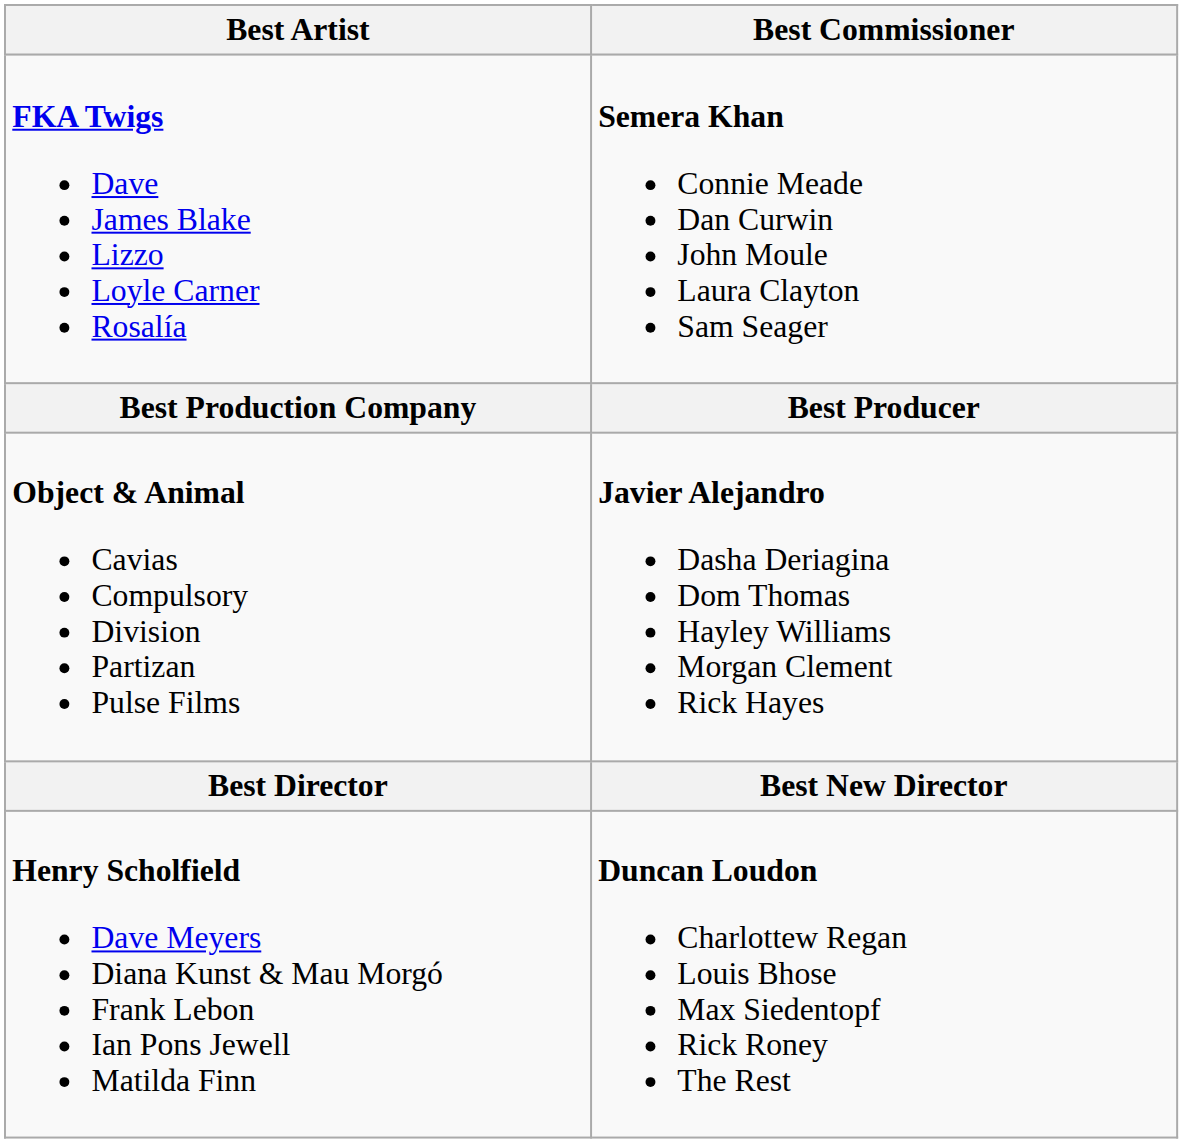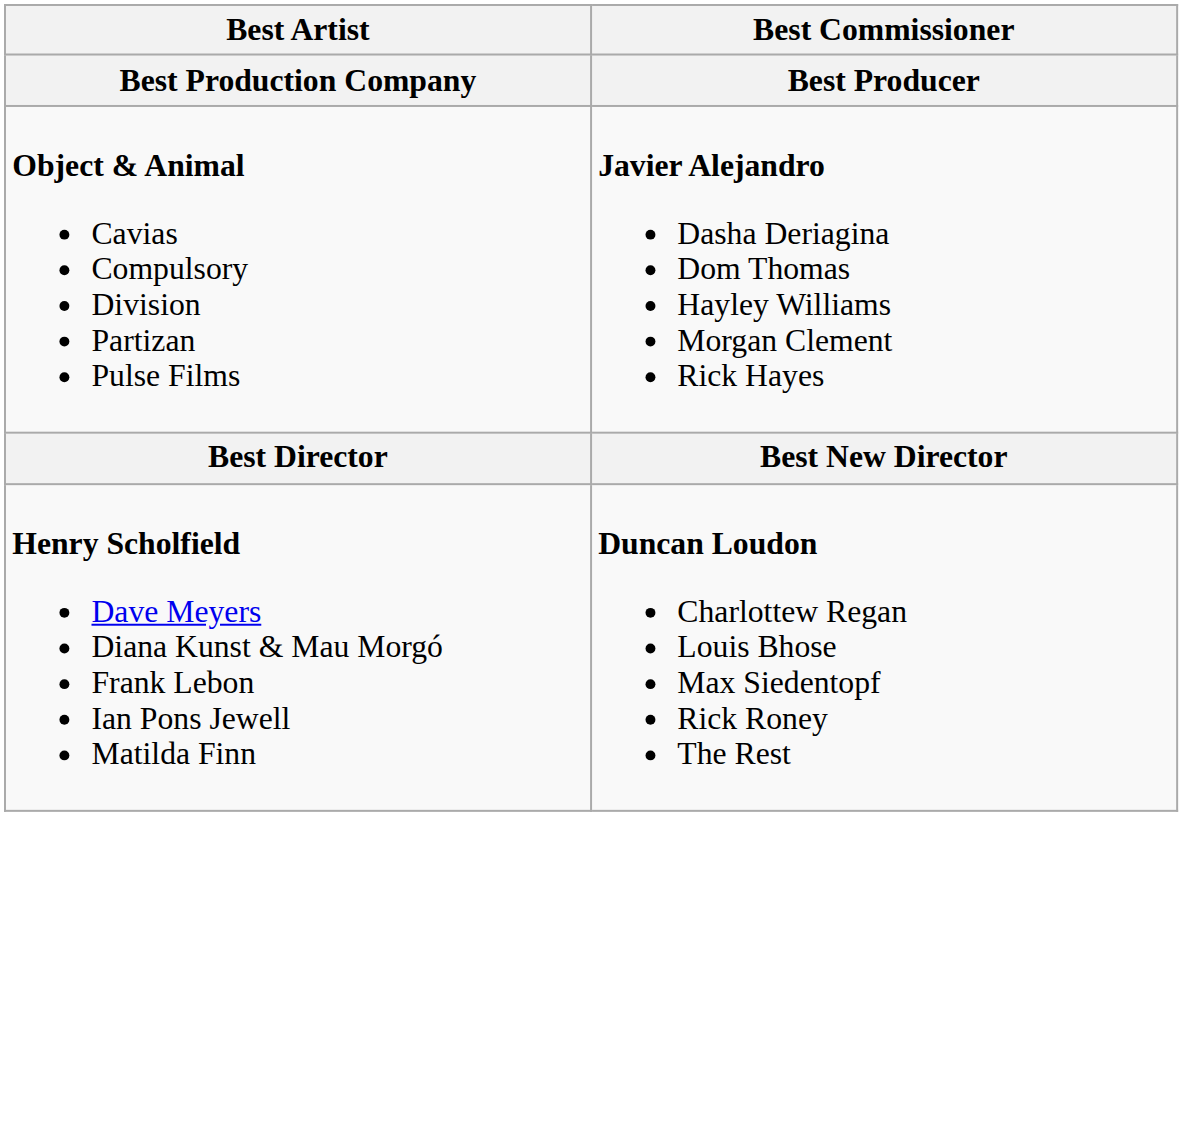- row: (298, 221)
